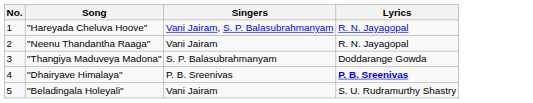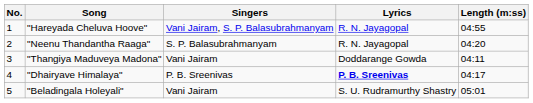+ column: (493, 12)
(192, 44) Vani Jairam -> (221, 44) S. P. Balasubrahmanyam
(221, 59) S. P. Balasubrahmanyam -> (192, 59) Vani Jairam
